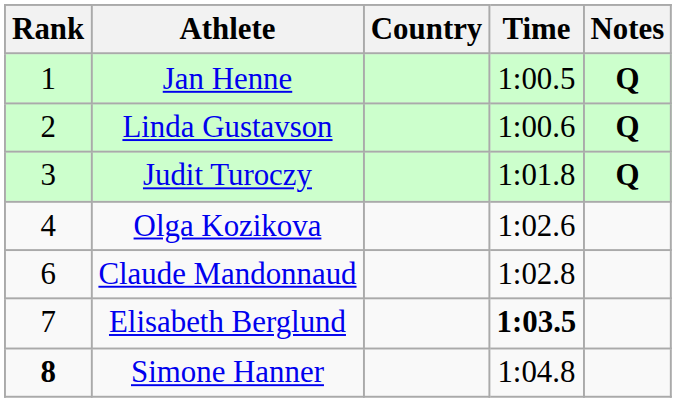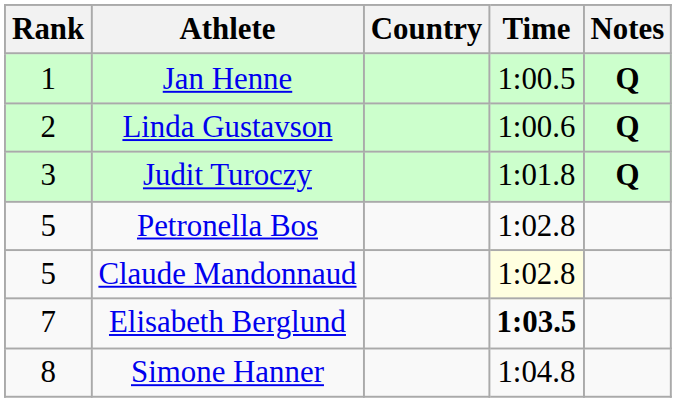- row: (227, 224)
+ row: (227, 224)
(48, 273) 6 -> (48, 273) 5
(536, 273) no background -> (536, 273) lightyellow background
(48, 371) bold -> (48, 371) normal
